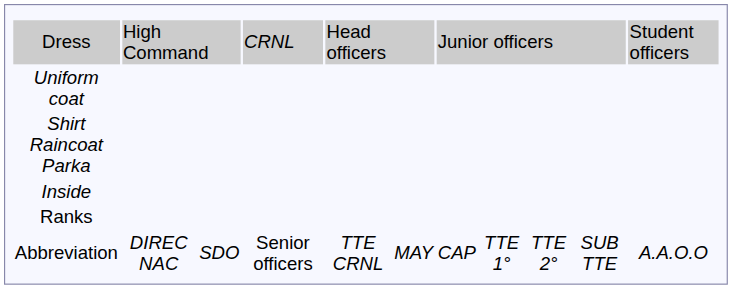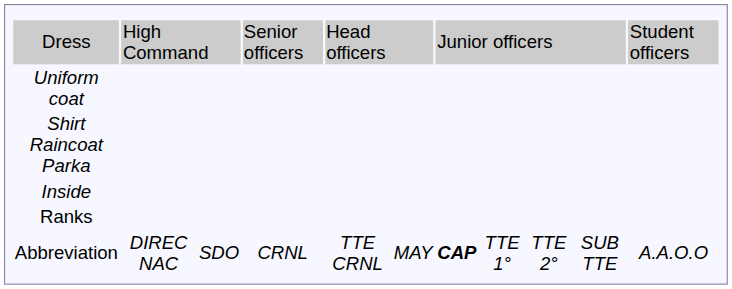(269, 42) CRNL -> (274, 42) Senior officers
(283, 253) Senior officers -> (283, 253) CRNL
(457, 253) normal -> (457, 253) bold
